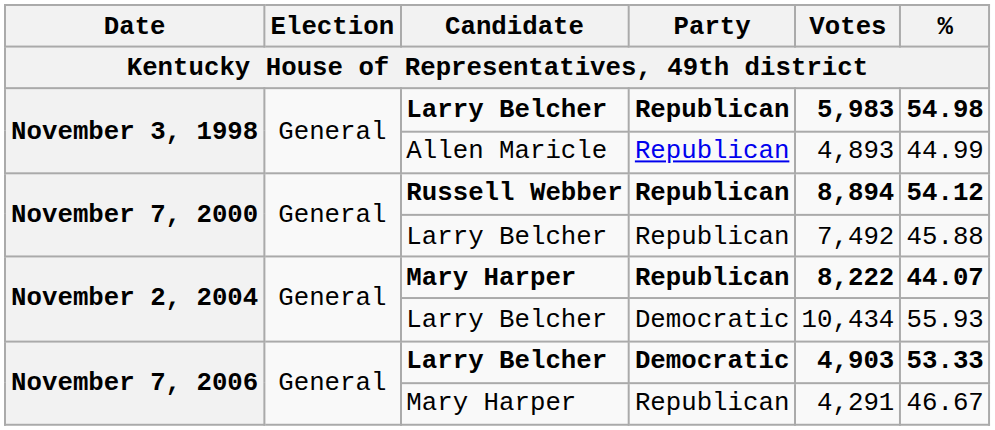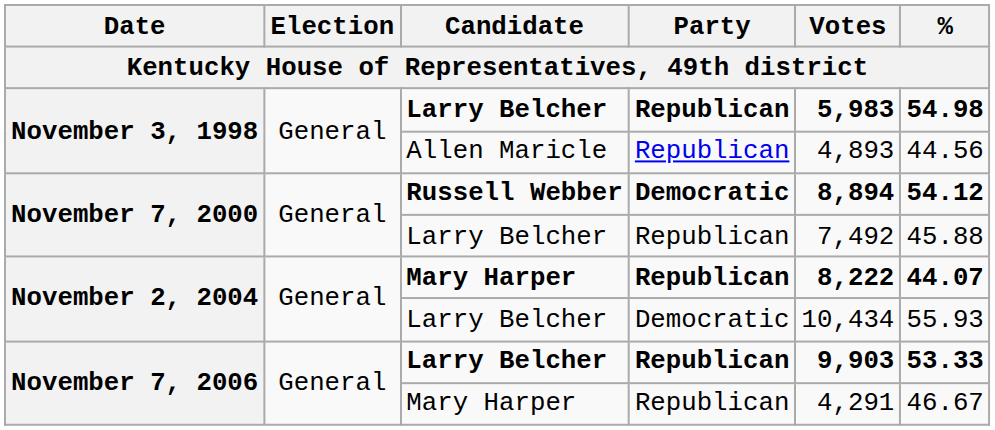(945, 152) 44.99 -> (945, 152) 44.56
(712, 194) Republican -> (712, 194) Democratic
(712, 362) Democratic -> (712, 362) Republican
(856, 362) 4,903 -> (856, 362) 9,903
